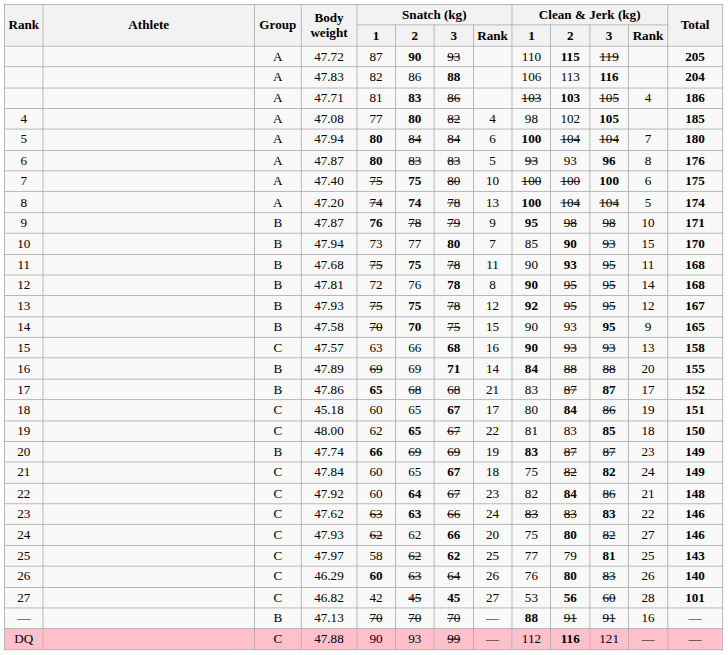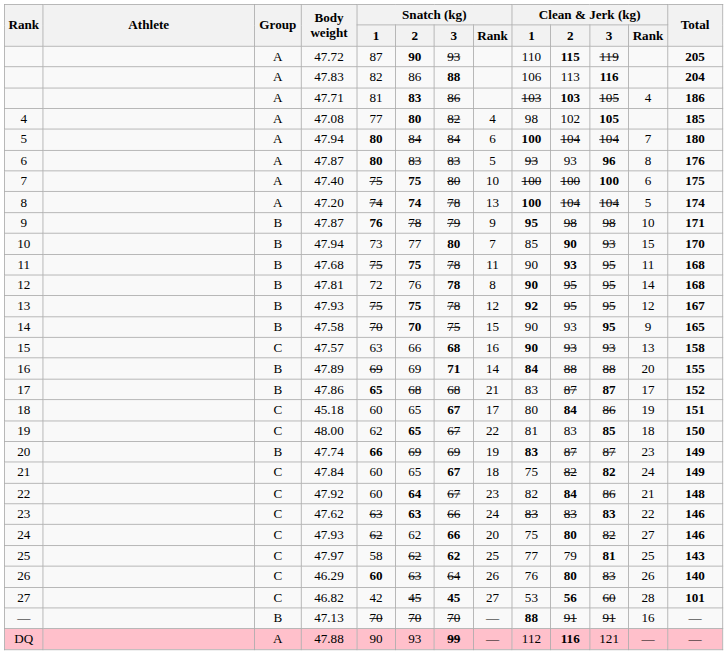(278, 639) C -> (278, 639) A
(454, 639) normal -> (454, 639) bold
